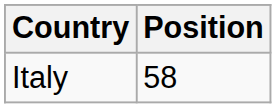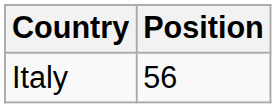(160, 77) 58 -> (160, 77) 56
